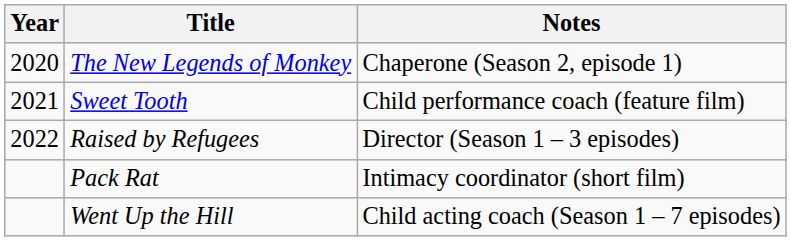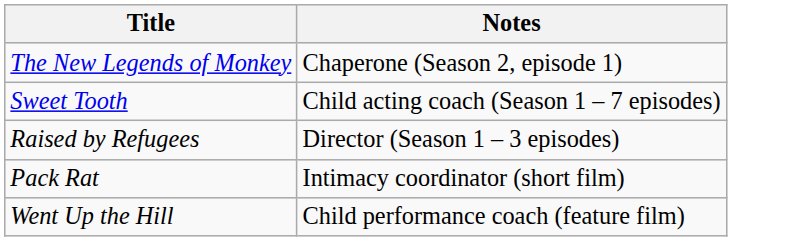- column: (35, 23)
(554, 100) Child performance coach (feature film) -> (512, 100) Child acting coach (Season 1 – 7 episodes)
(571, 216) Child acting coach (Season 1 – 7 episodes) -> (494, 216) Child performance coach (feature film)
